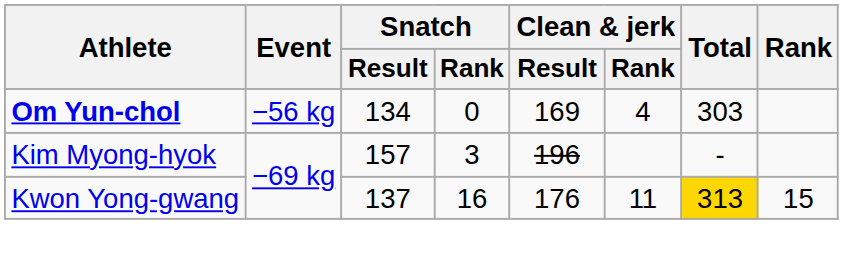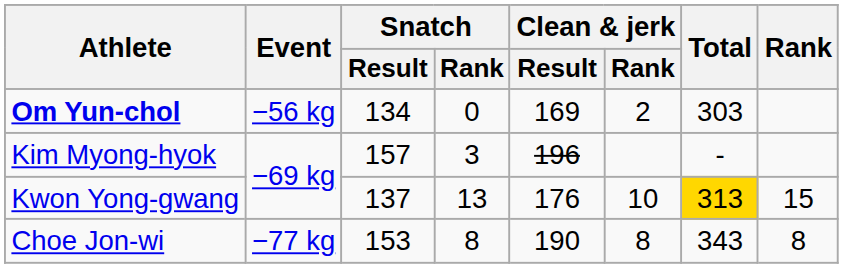(643, 112) 4 -> (643, 112) 2
(472, 198) 16 -> (472, 198) 13
(643, 198) 11 -> (643, 198) 10
+ row: (88, 242)
